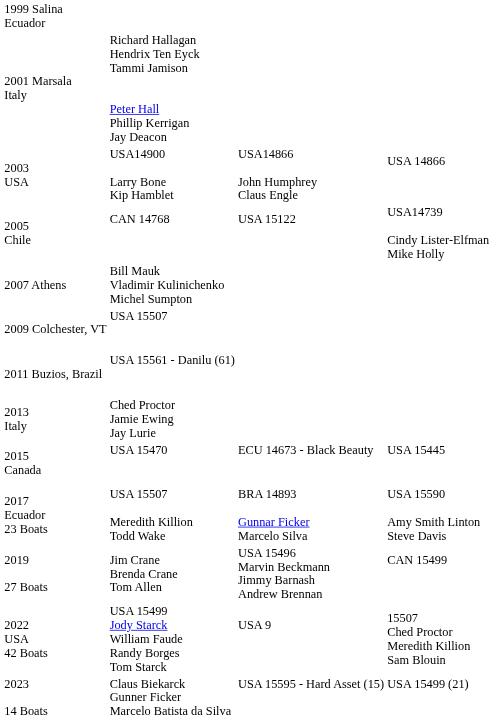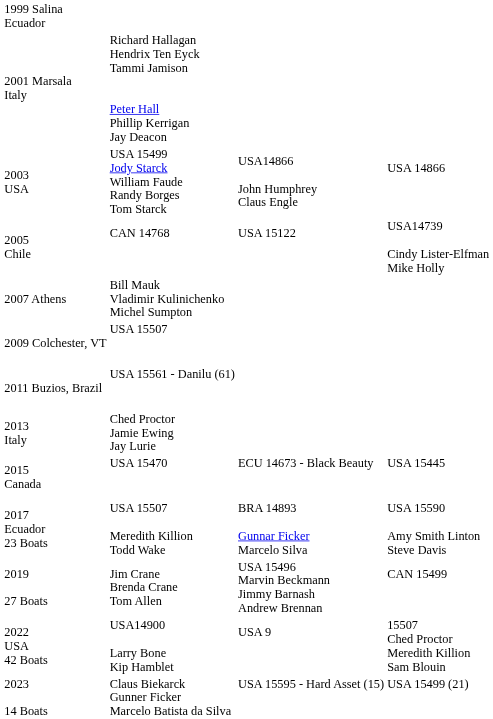(142, 174) USA14900 Larry Bone Kip Hamblet -> (146, 181) USA 15499 Jody Starck William Faude Randy Borges Tom Starck
(146, 639) USA 15499 Jody Starck William Faude Randy Borges Tom Starck -> (142, 646) USA14900 Larry Bone Kip Hamblet
